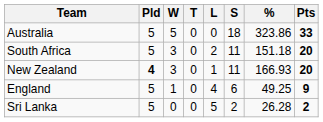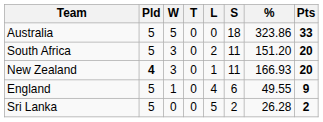(273, 51) 151.18 -> (273, 51) 151.20
(277, 88) 49.25 -> (277, 88) 49.55
